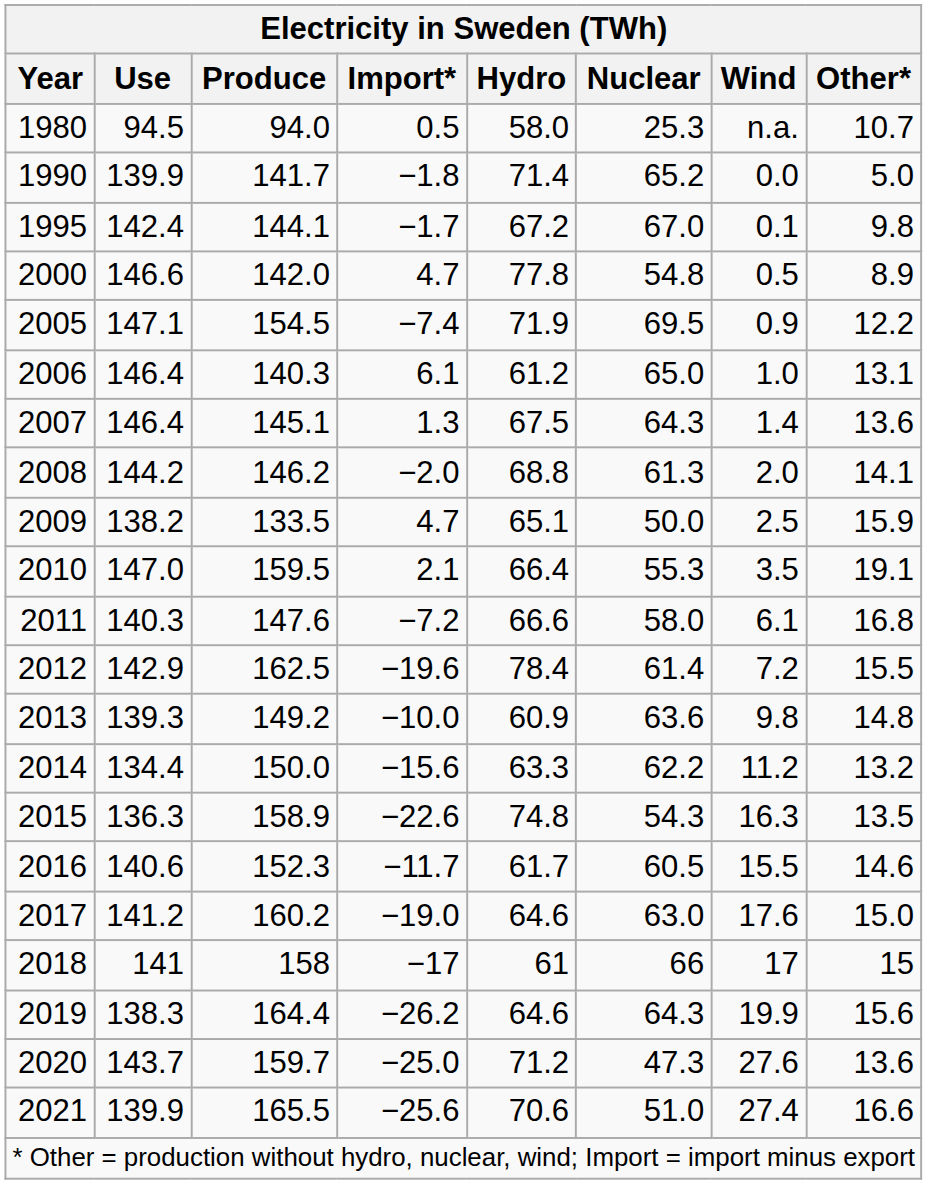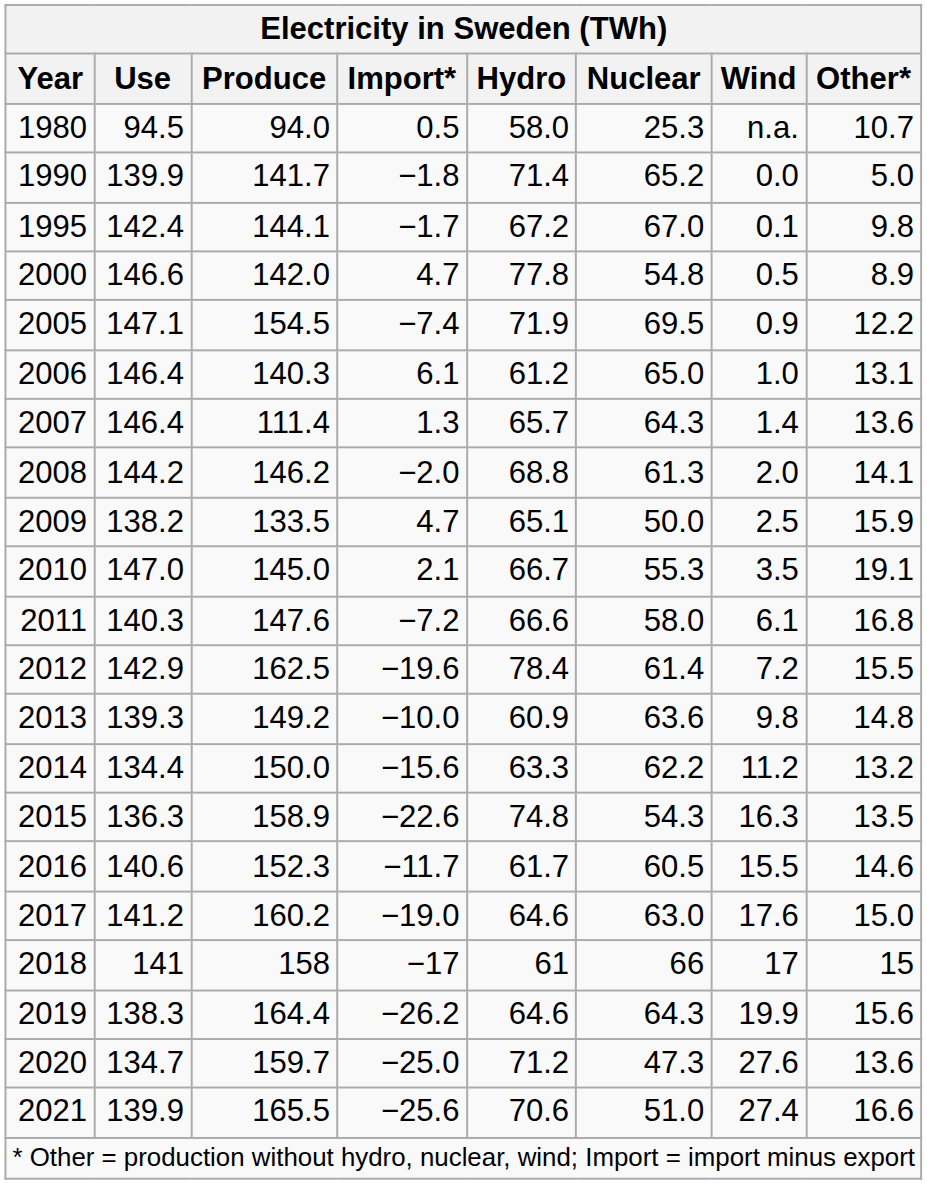(291, 422) 145.1 -> (293, 422) 111.4
(539, 422) 67.5 -> (539, 422) 65.7
(291, 570) 159.5 -> (291, 570) 145.0
(539, 570) 66.4 -> (539, 570) 66.7
(145, 1062) 143.7 -> (145, 1062) 134.7
